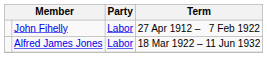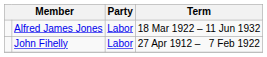rows swapped: (41, 28) <-> (58, 44)
